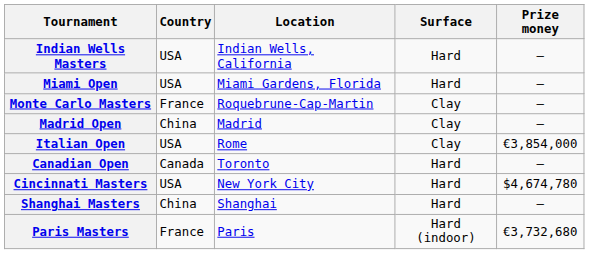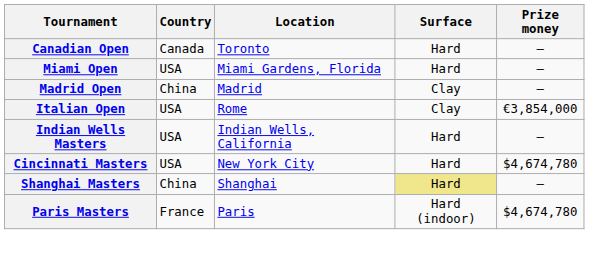rows swapped: (80, 56) <-> (80, 164)
- row: (80, 103)
(446, 204) no background -> (446, 184) khaki background
(540, 231) €3,732,680 -> (540, 211) $4,674,780
